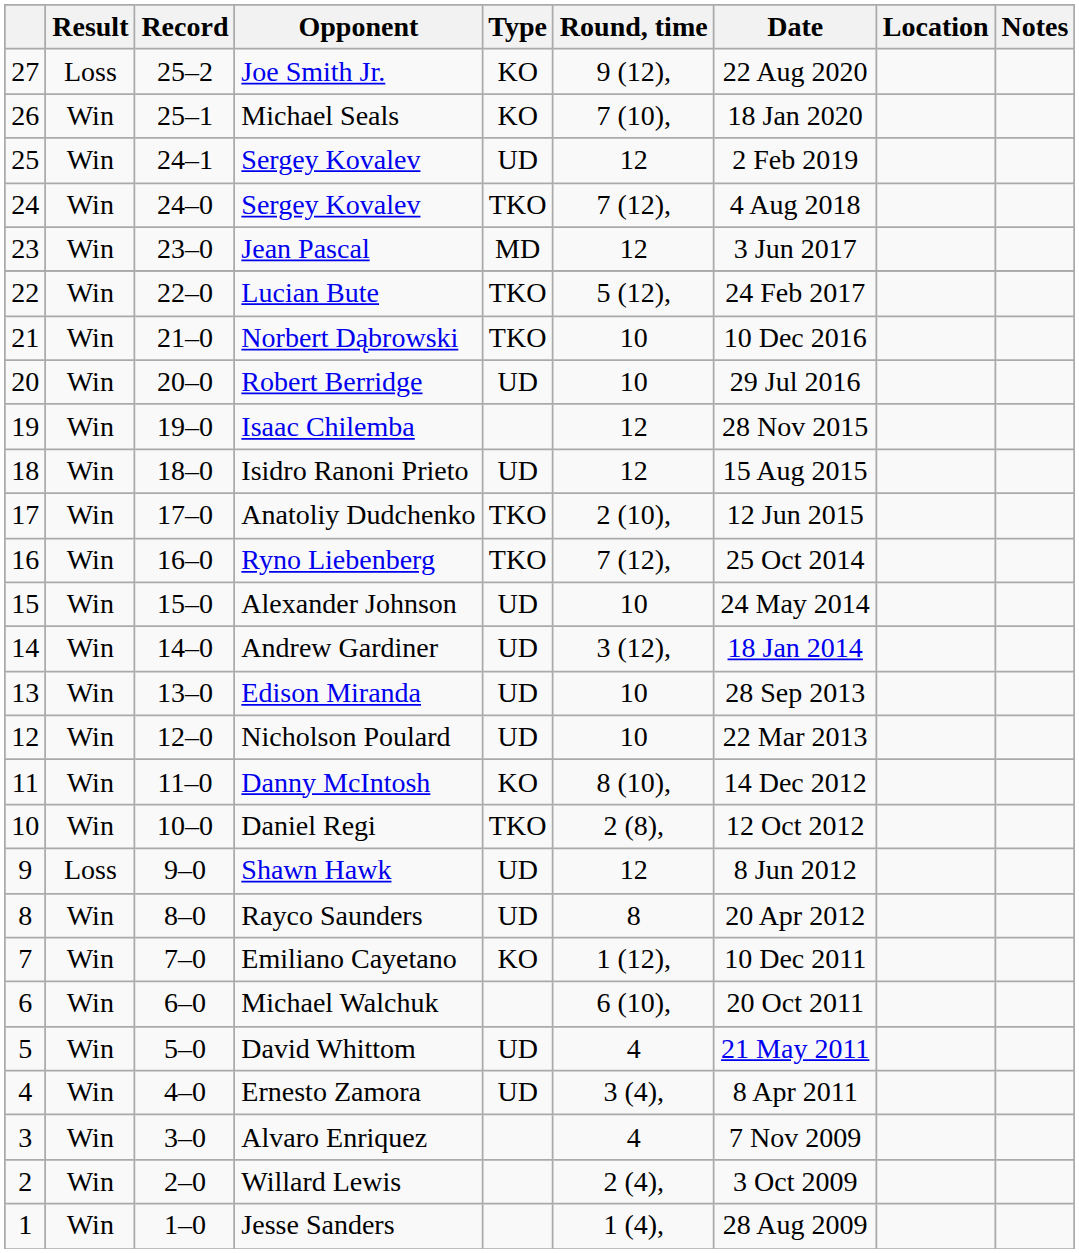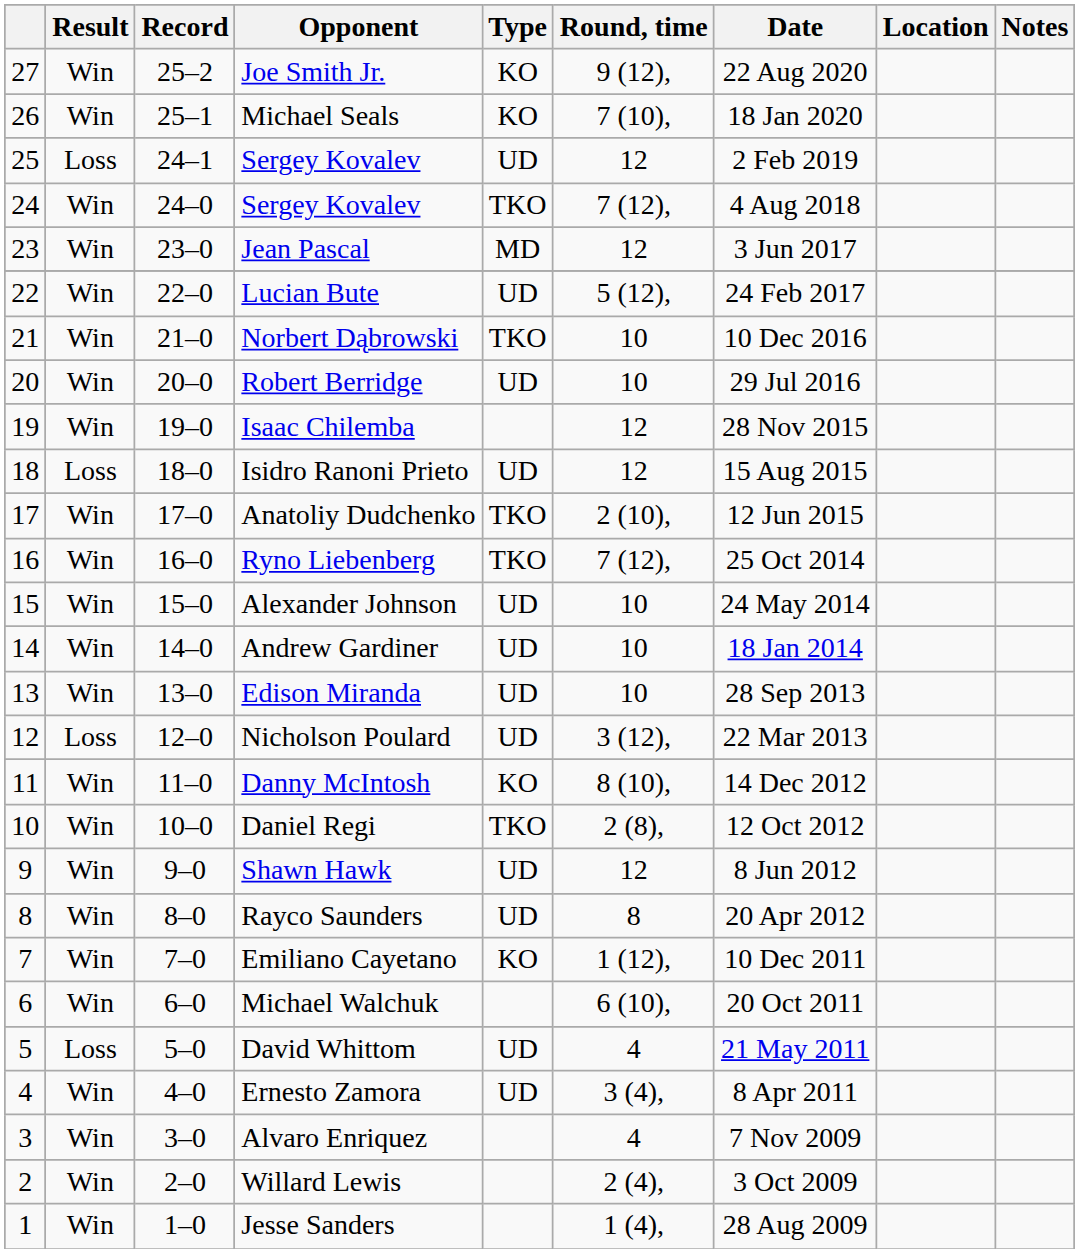(90, 71) Loss -> (90, 71) Win
(90, 159) Win -> (90, 159) Loss
(518, 293) TKO -> (518, 293) UD
(90, 470) Win -> (90, 470) Loss
(634, 648) 3 (12), -> (634, 648) 10
(90, 737) Win -> (90, 737) Loss
(634, 737) 10 -> (634, 737) 3 (12),
(90, 870) Loss -> (90, 870) Win
(90, 1048) Win -> (90, 1048) Loss
